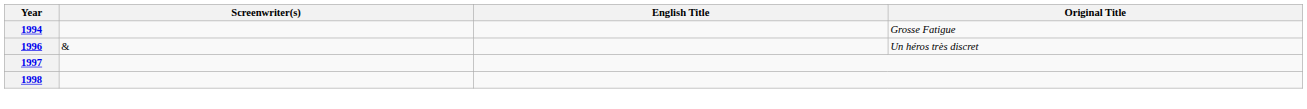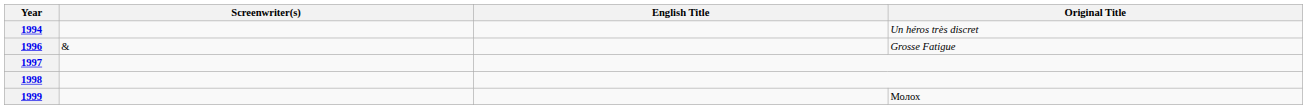(923, 29) Grosse Fatigue -> (934, 29) Un héros très discret
(934, 46) Un héros très discret -> (923, 46) Grosse Fatigue
+ row: (32, 96)
